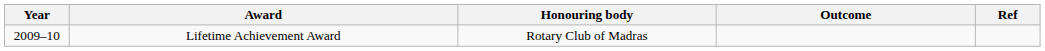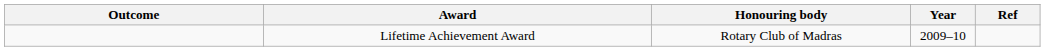columns swapped: (37, 14) <-> (846, 14)
